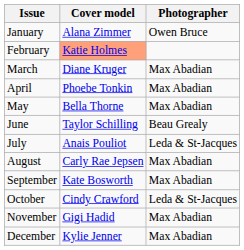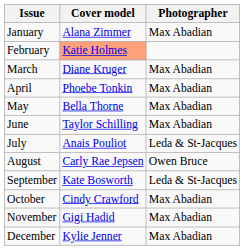(178, 32) Owen Bruce -> (180, 32) Max Abadian
(178, 124) Beau Grealy -> (180, 124) Max Abadian
(180, 161) Max Abadian -> (178, 161) Owen Bruce
(180, 180) Max Abadian -> (193, 180) Leda & St-Jacques
(193, 198) Leda & St-Jacques -> (180, 198) Max Abadian
